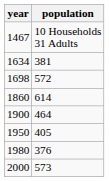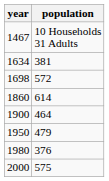(43, 132) 405 -> (43, 132) 479
(43, 168) 573 -> (43, 168) 575
